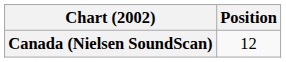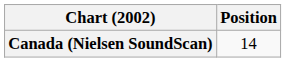(249, 43) 12 -> (249, 43) 14
